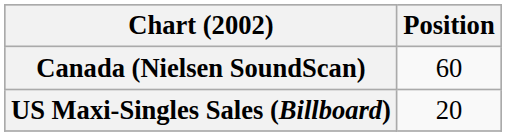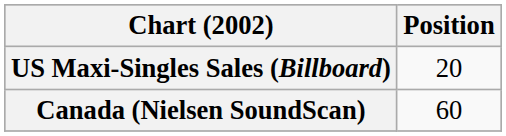rows swapped: (201, 67) <-> (201, 109)
